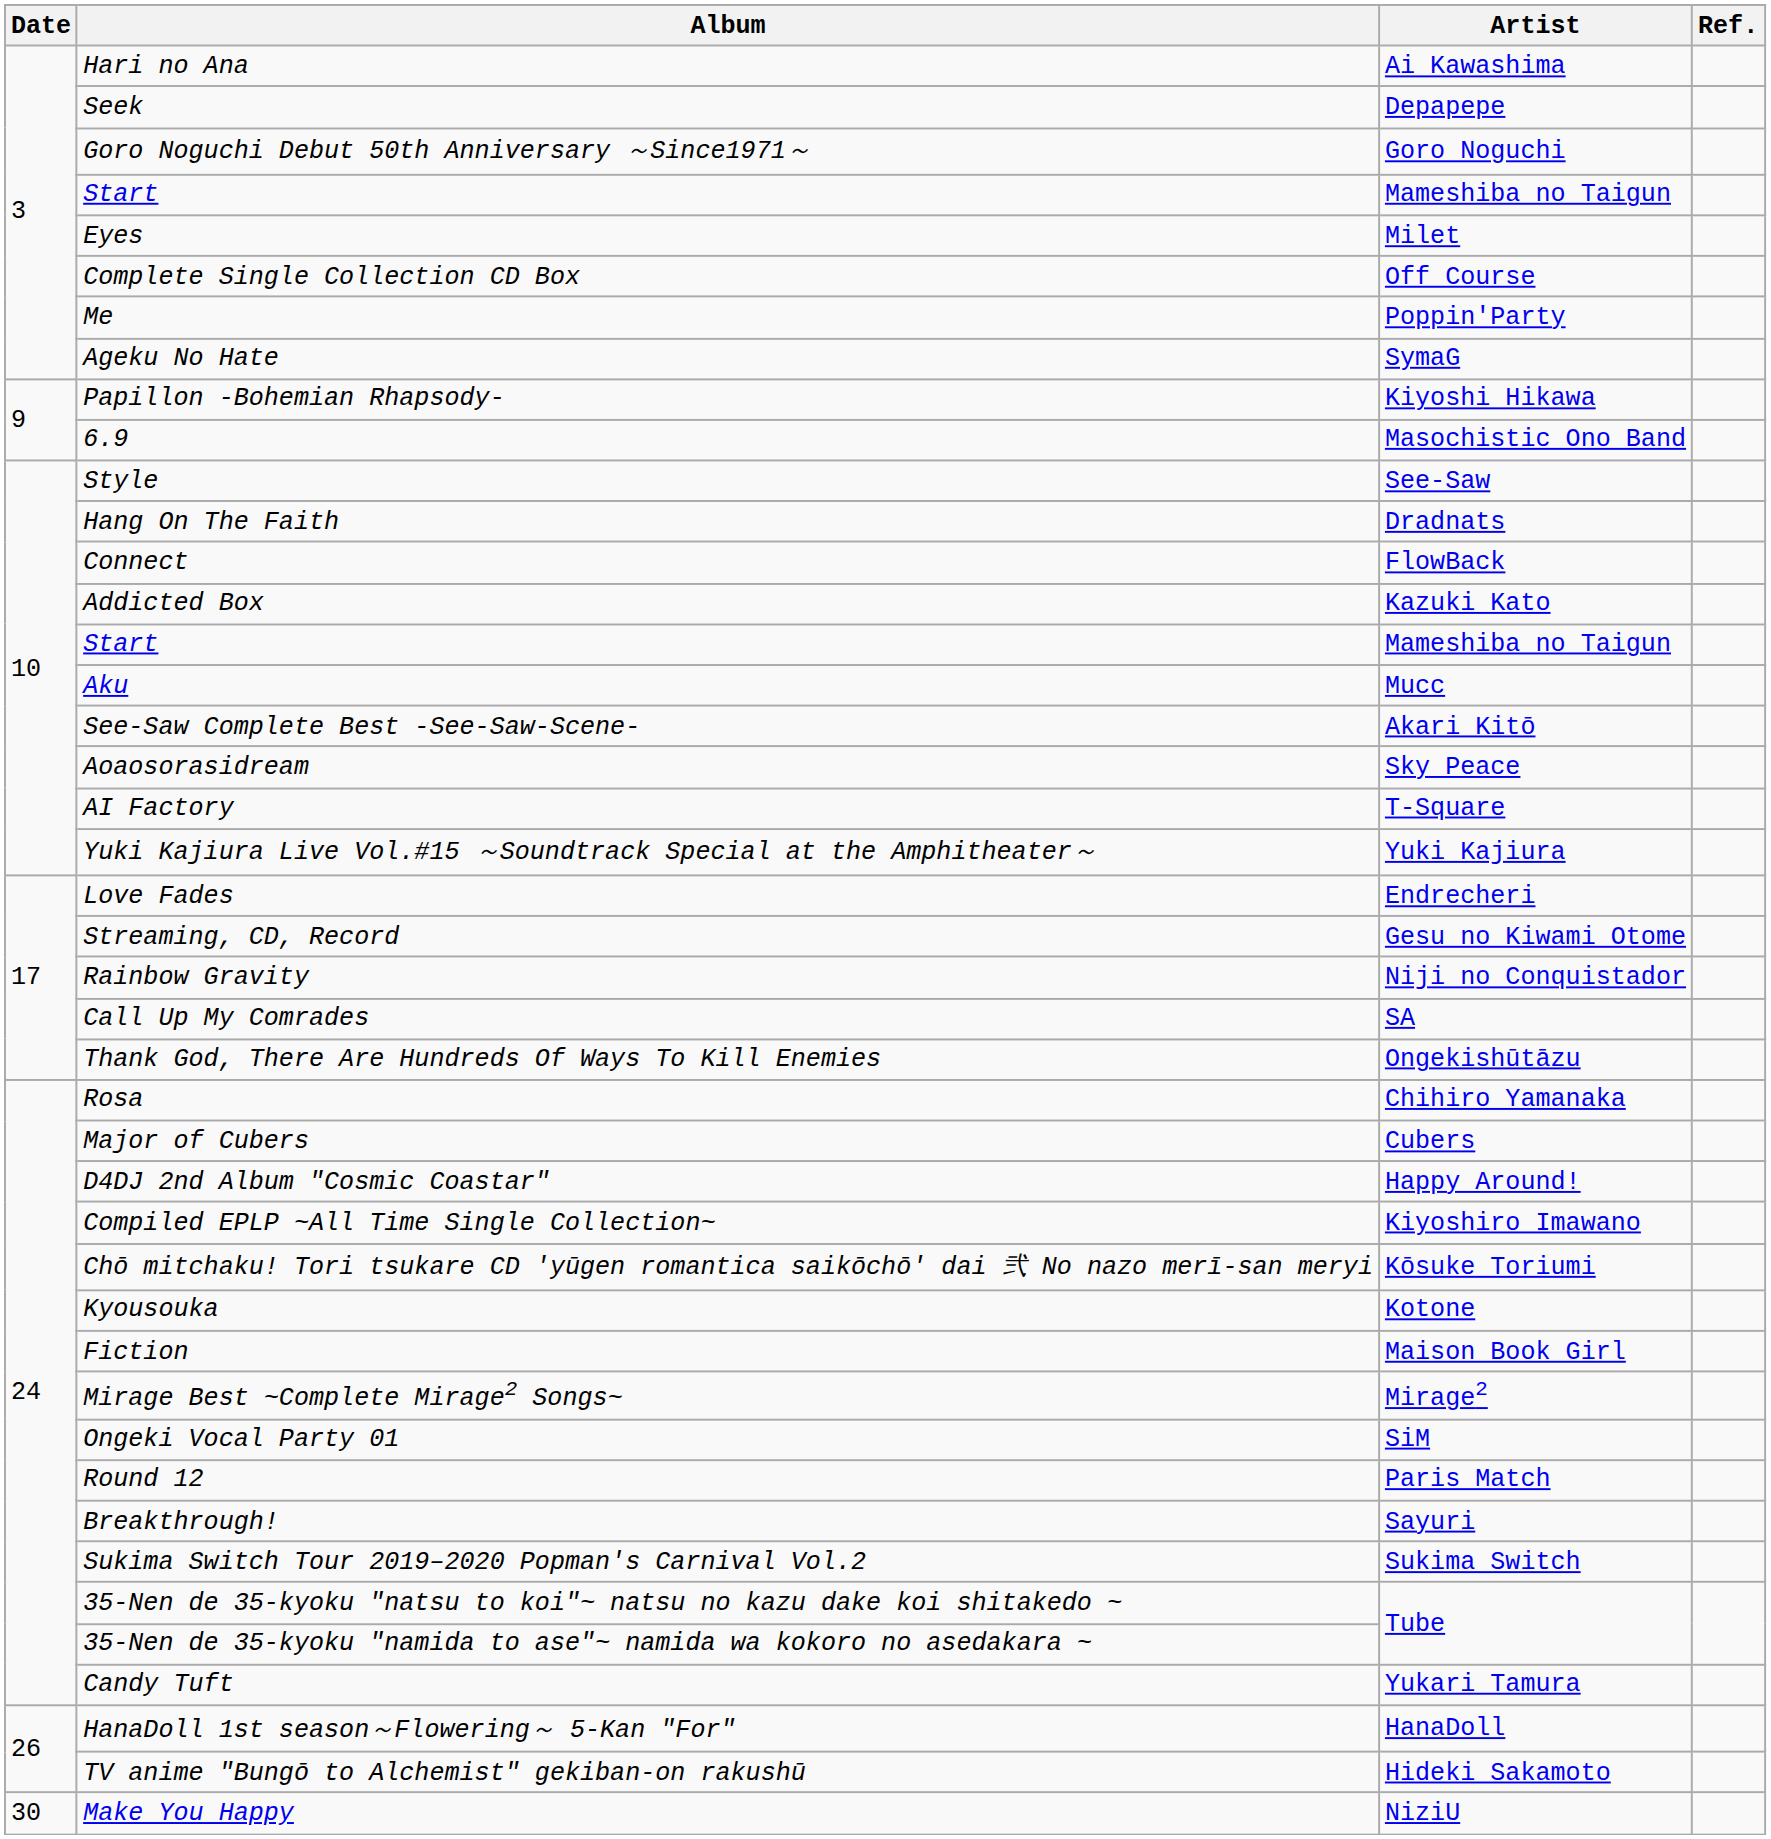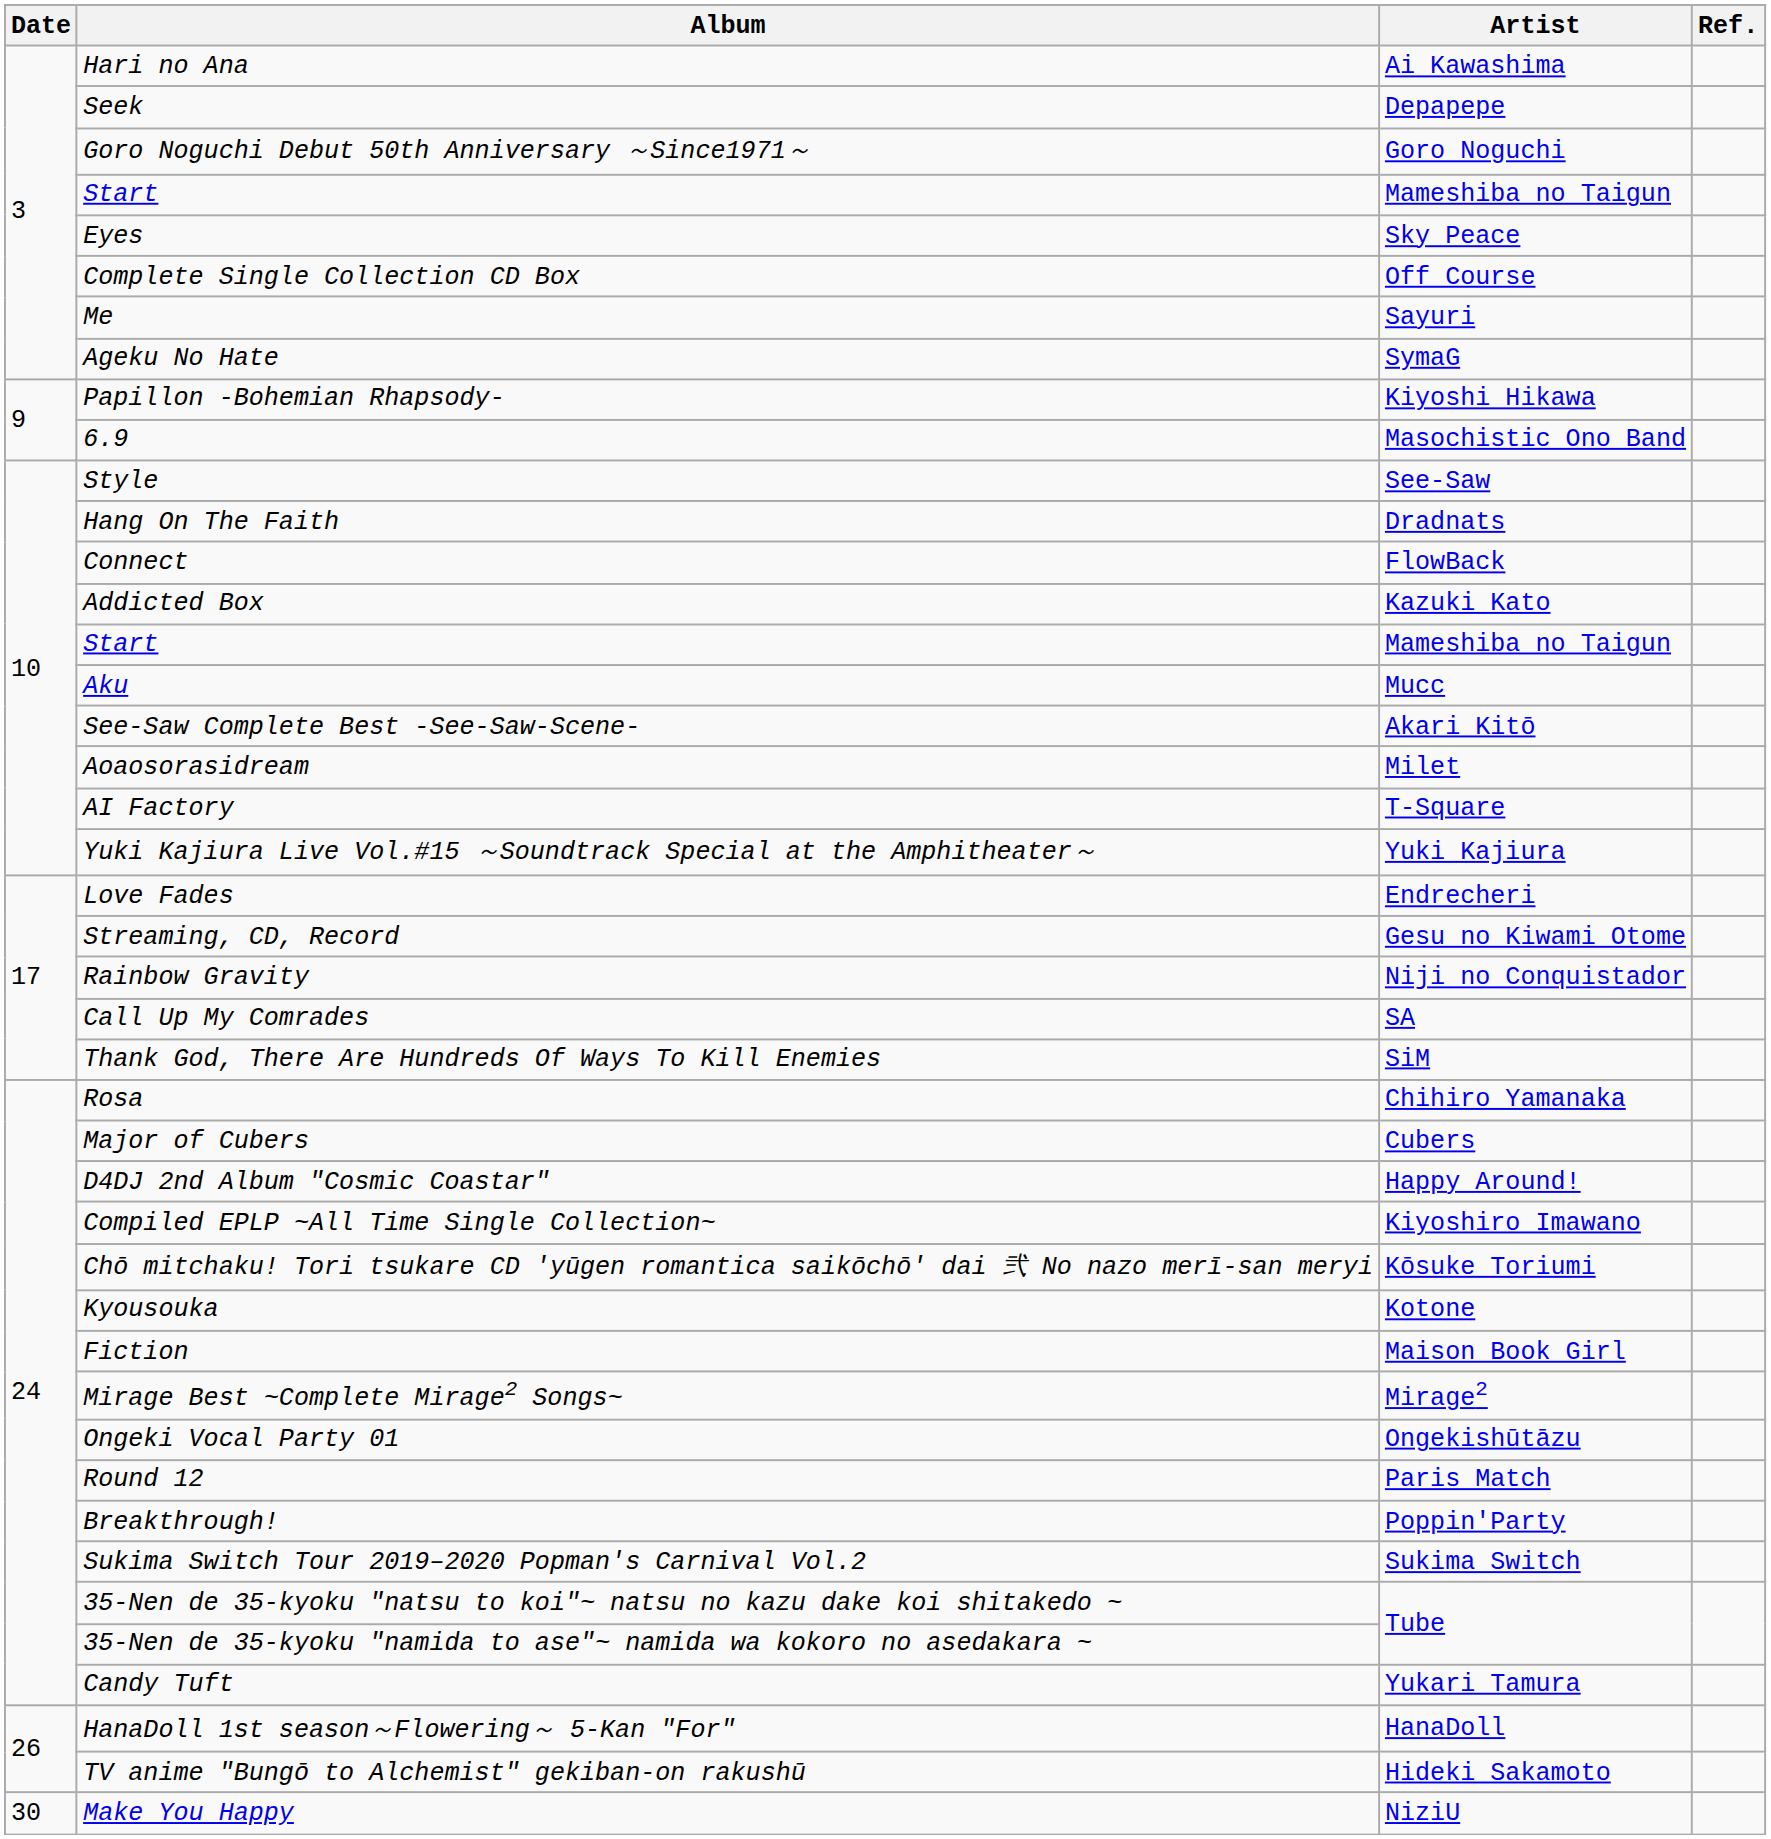(1423, 236) Milet -> (1453, 236) Sky Peace
(1475, 317) Poppin'Party -> (1430, 317) Sayuri
(1453, 767) Sky Peace -> (1423, 767) Milet
(1483, 1059) Ongekishūtāzu -> (1408, 1059) SiM
(1408, 1440) SiM -> (1483, 1440) Ongekishūtāzu
(1430, 1521) Sayuri -> (1475, 1521) Poppin'Party
